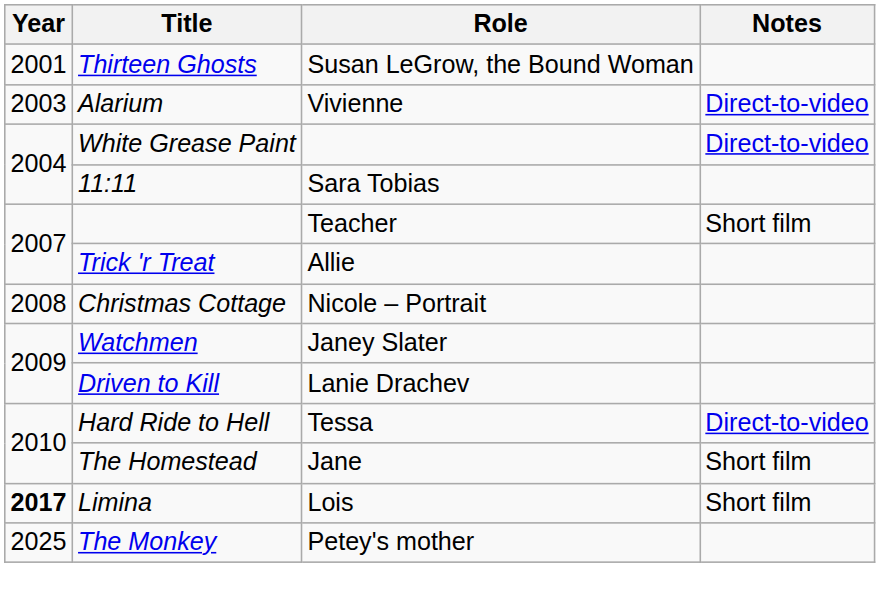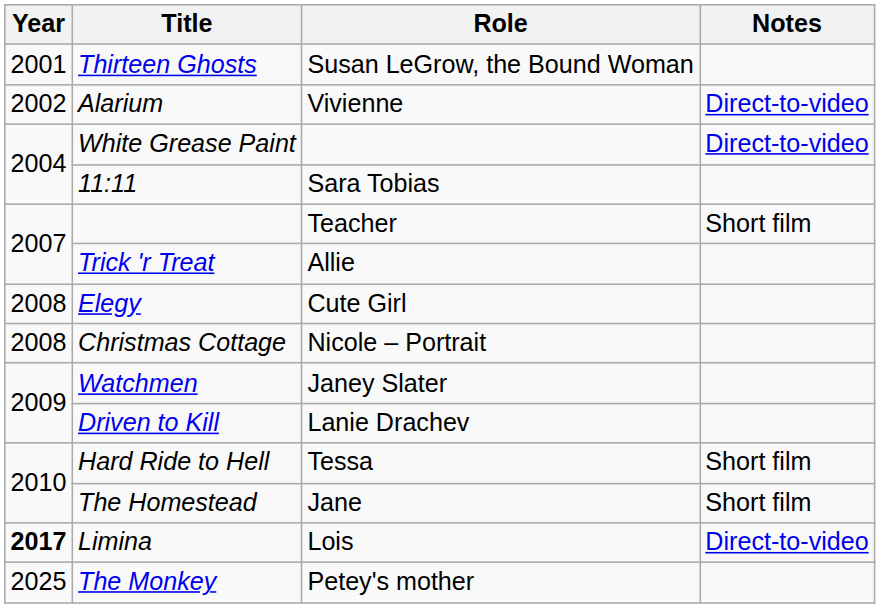(39, 104) 2003 -> (39, 104) 2002
+ row: (109, 303)
(787, 422) Direct-to-video -> (758, 462) Short film
(758, 502) Short film -> (787, 542) Direct-to-video
